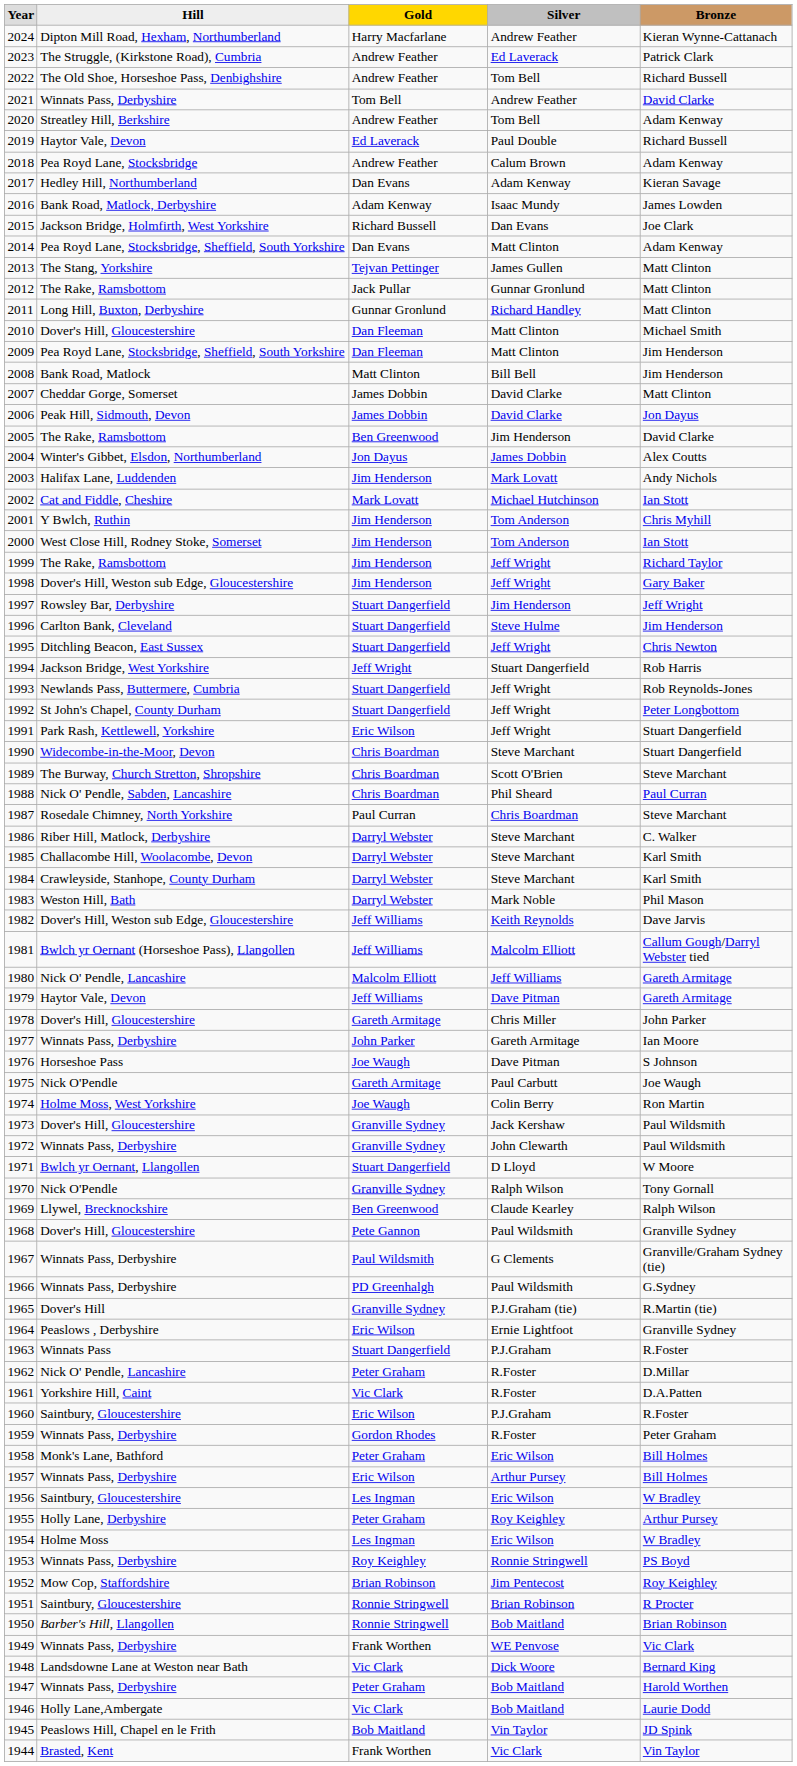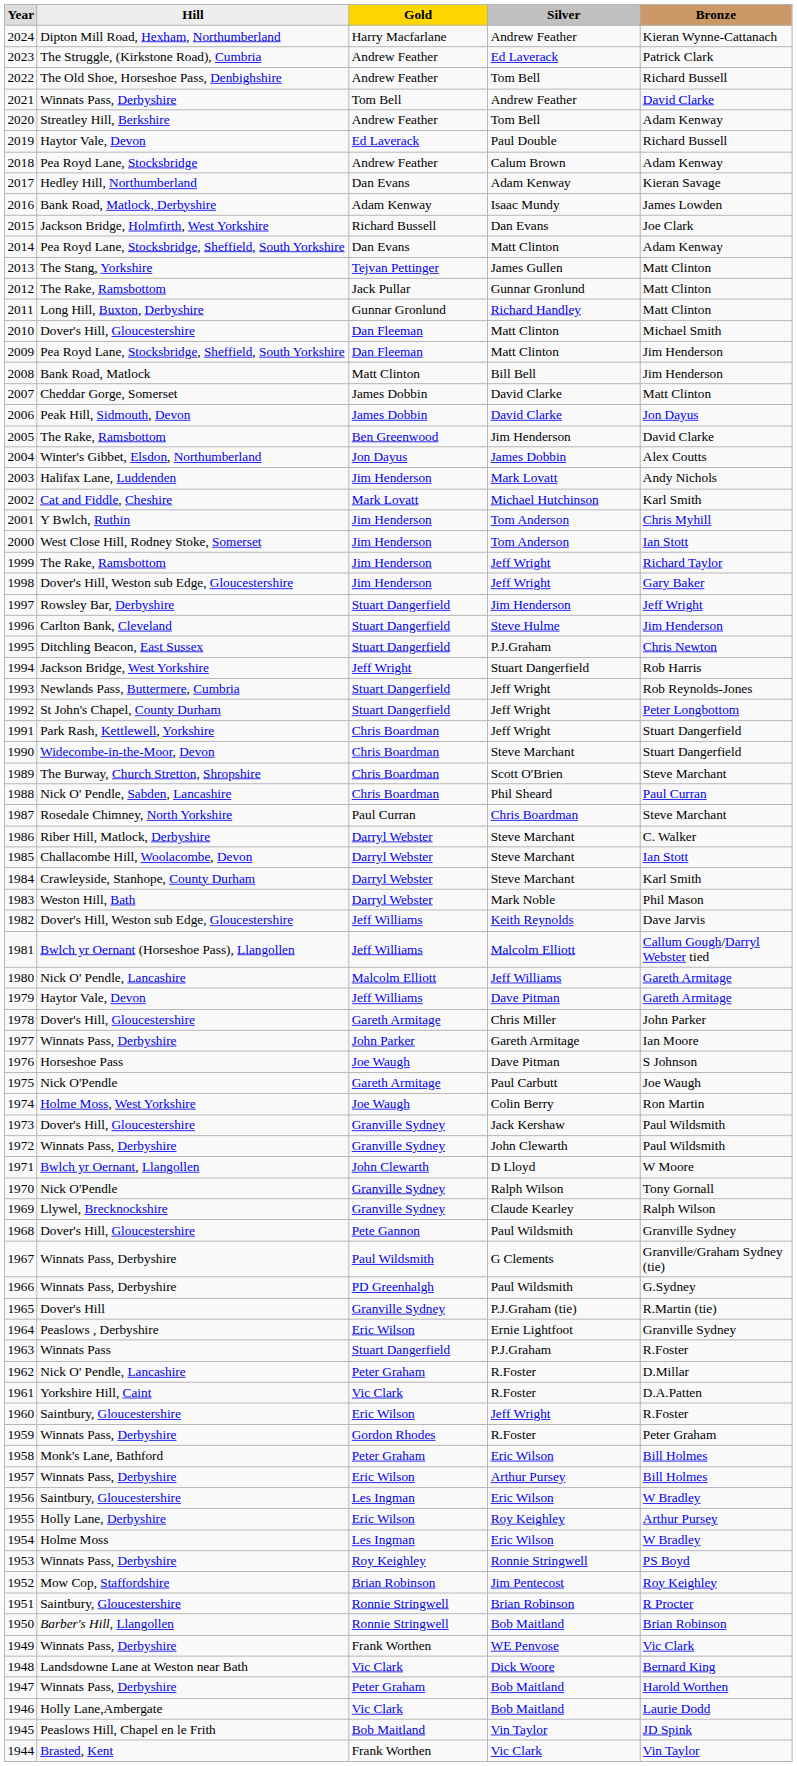(666, 499) Ian Stott -> (672, 499) Karl Smith
(521, 646) Jeff Wright -> (521, 646) P.J.Graham
(383, 731) Eric Wilson -> (395, 731) Chris Boardman
(672, 857) Karl Smith -> (666, 857) Ian Stott
(401, 1167) Stuart Dangerfield -> (390, 1167) John Clewarth
(395, 1209) Ben Greenwood -> (398, 1209) Granville Sydney
(521, 1413) P.J.Graham -> (521, 1413) Jeff Wright
(388, 1519) Peter Graham -> (383, 1519) Eric Wilson
